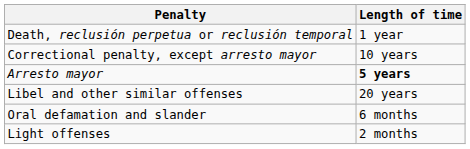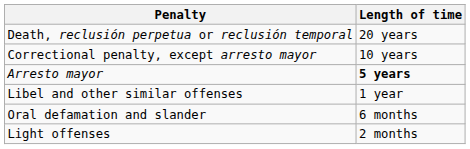(381, 34) 1 year -> (388, 34) 20 years
(388, 94) 20 years -> (381, 94) 1 year
